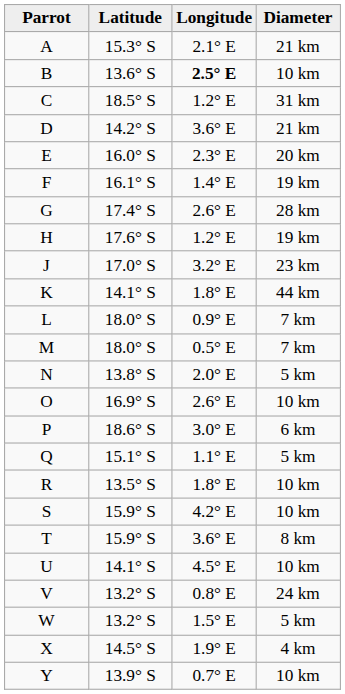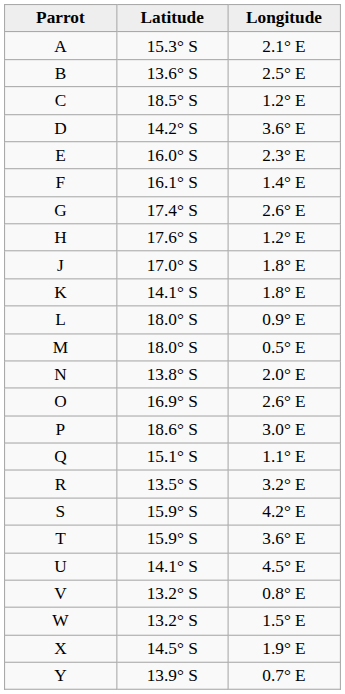- column: (298, 18)
(214, 73) bold -> (284, 73) normal
(214, 264) 3.2° E -> (284, 264) 1.8° E
(214, 484) 1.8° E -> (284, 484) 3.2° E
